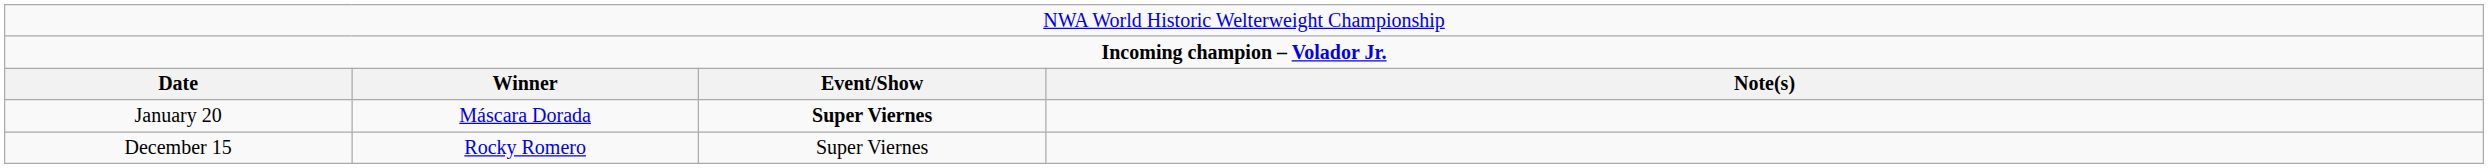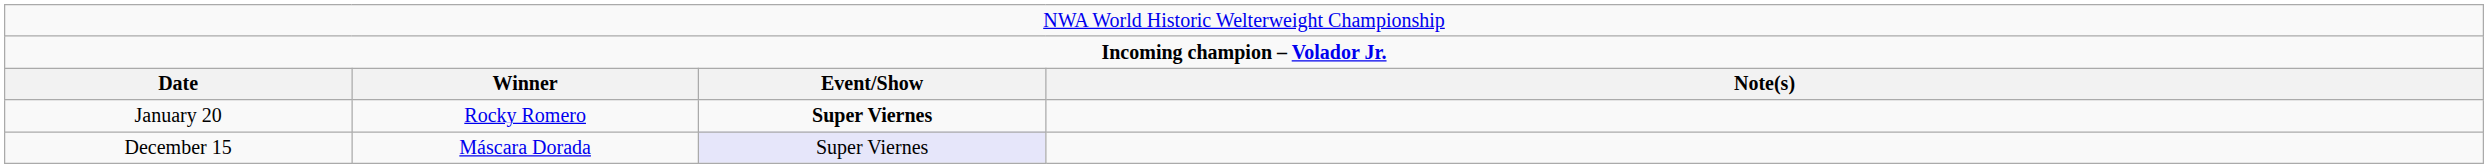(525, 115) Máscara Dorada -> (525, 115) Rocky Romero
(525, 147) Rocky Romero -> (525, 147) Máscara Dorada
(872, 147) no background -> (872, 147) lavender background
